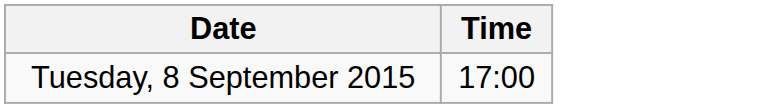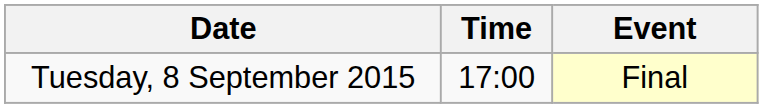+ column: (655, 28)
